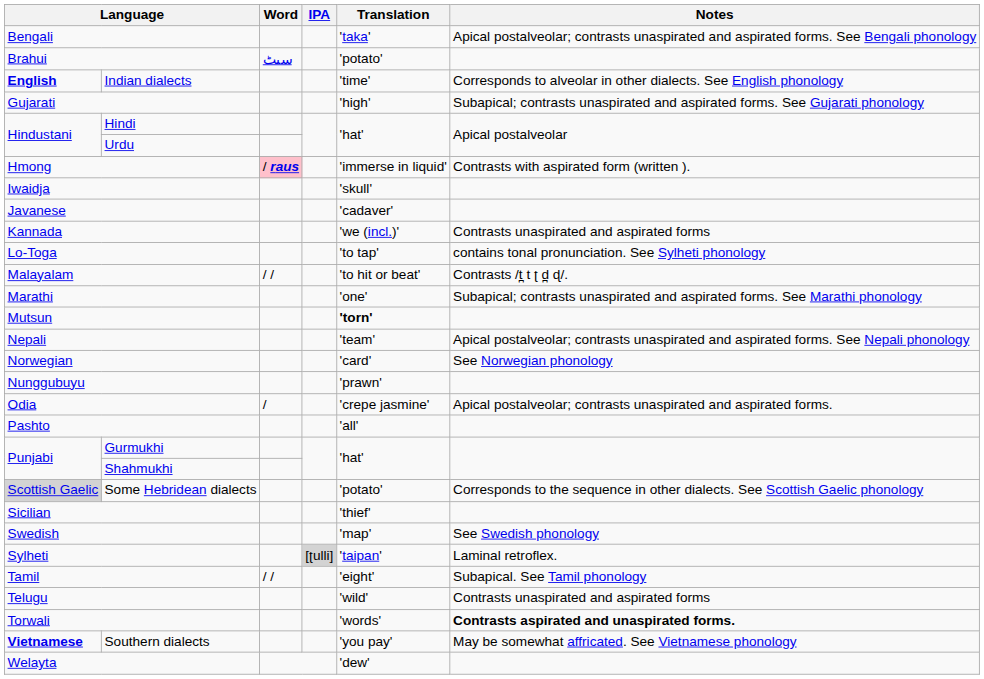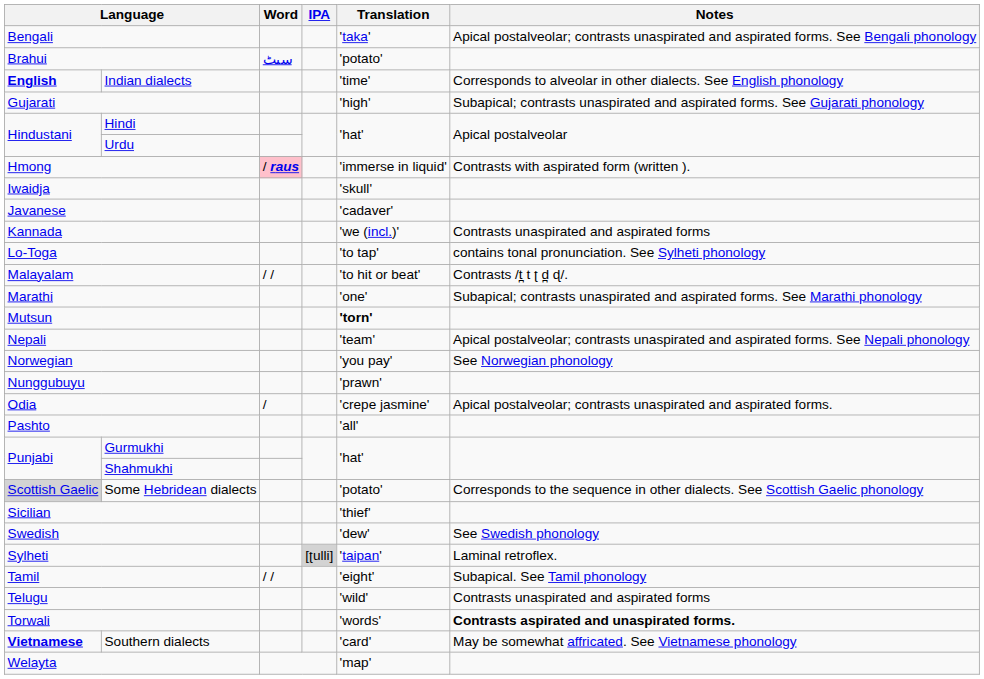(355, 361) 'card' -> (366, 361) 'you pay'
(355, 533) 'map' -> (355, 533) 'dew'
(366, 641) 'you pay' -> (355, 641) 'card'
(355, 663) 'dew' -> (355, 663) 'map'
